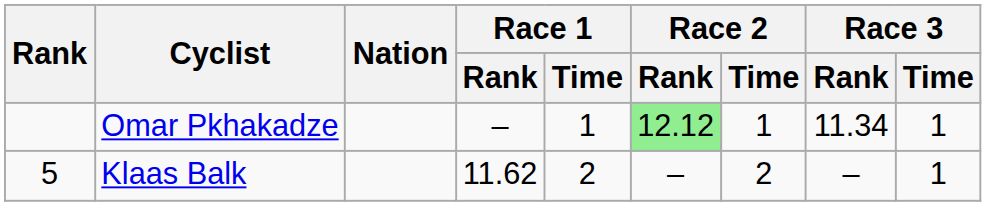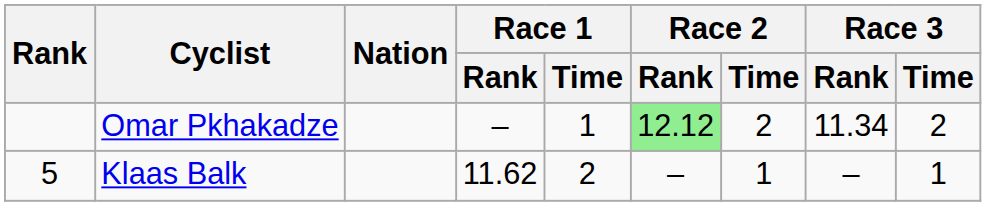(764, 126) 1 -> (764, 126) 2
(938, 126) 1 -> (938, 126) 2
(764, 175) 2 -> (764, 175) 1
